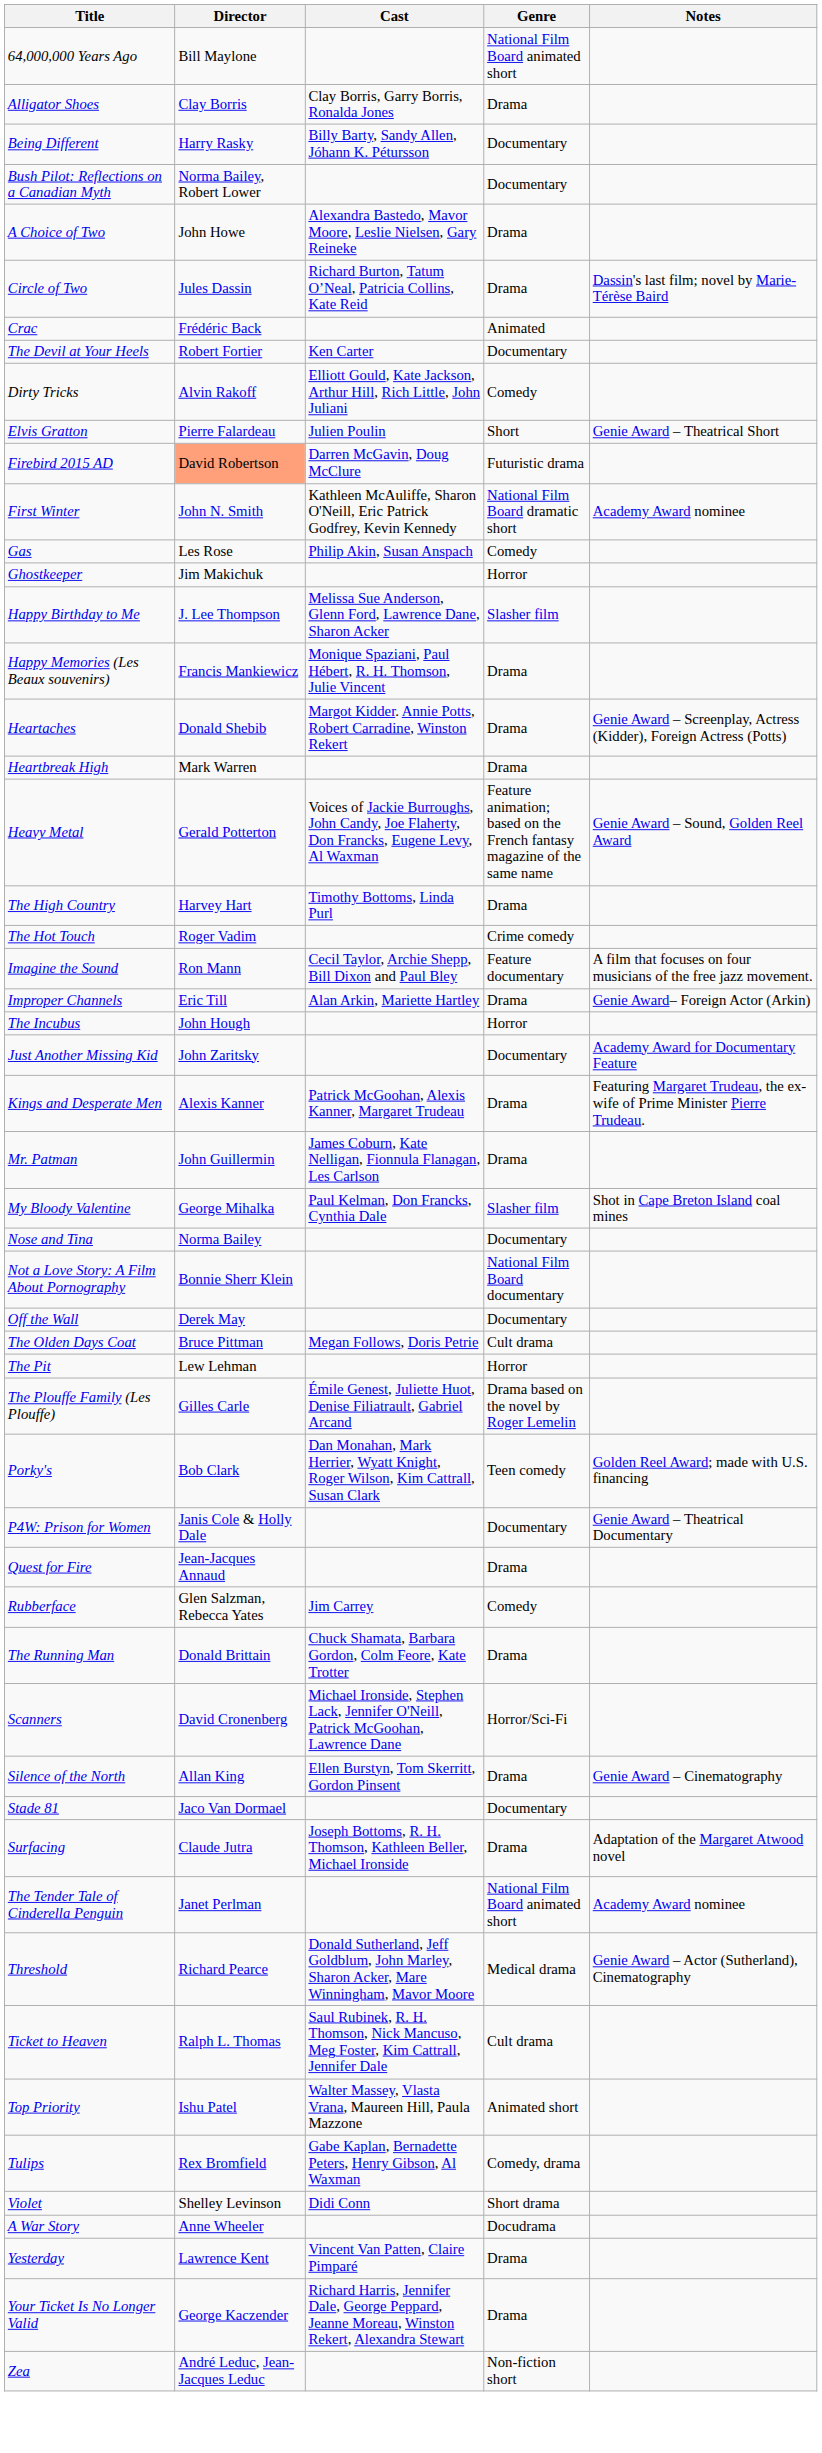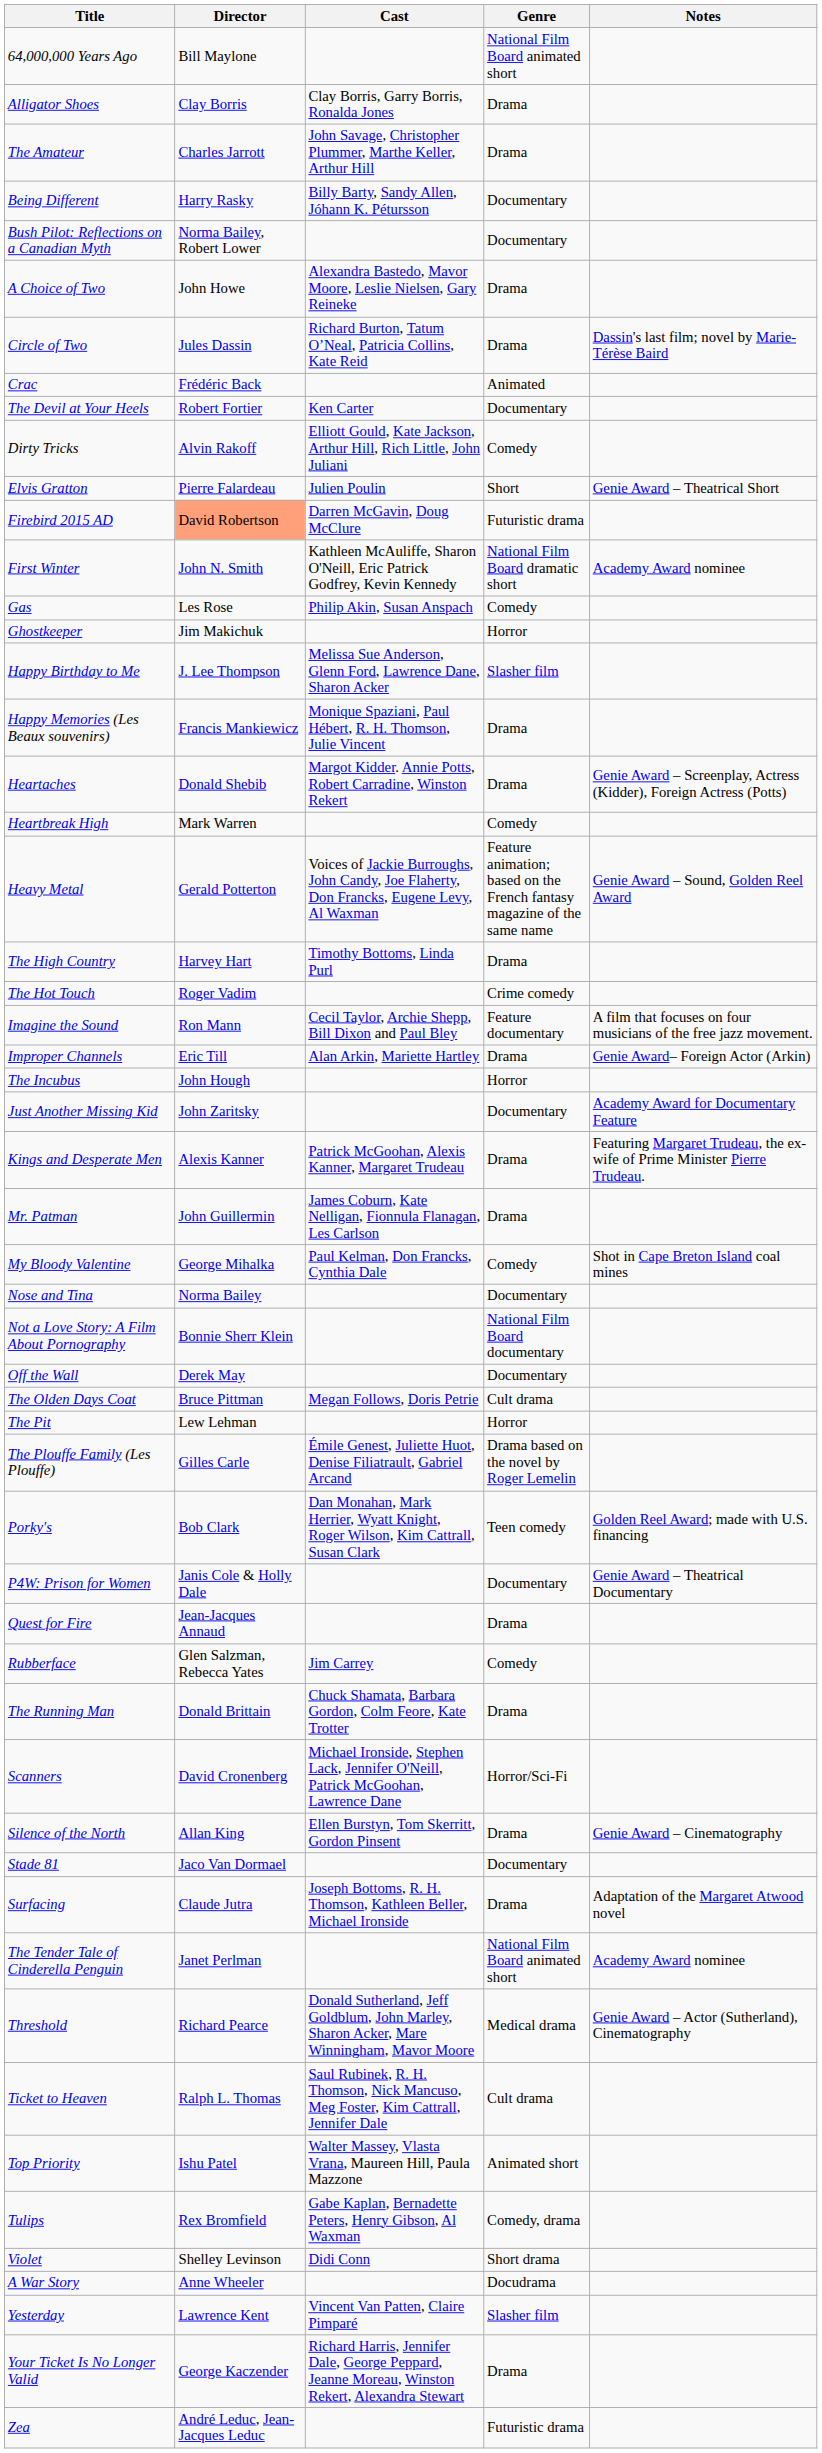+ row: (46, 152)
(507, 767) Drama -> (512, 824) Comedy
(523, 1208) Slasher film -> (512, 1264) Comedy
(507, 2258) Drama -> (523, 2314) Slasher film
(521, 2371) Non-fiction short -> (536, 2427) Futuristic drama
